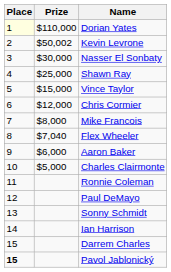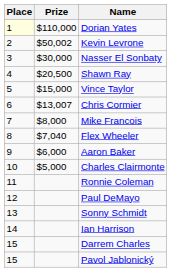(54, 74) $25,000 -> (54, 74) $20,500
(54, 105) $12,000 -> (54, 105) $13,007
(12, 259) bold -> (12, 259) normal
